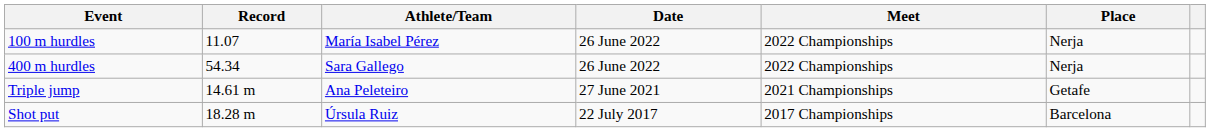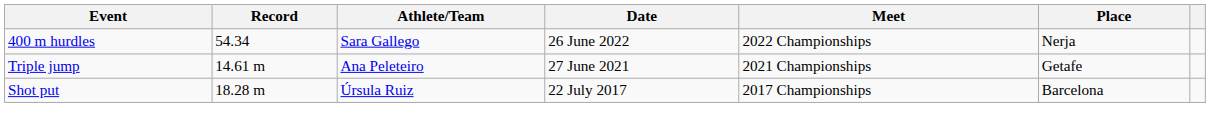- row: (51, 40)
